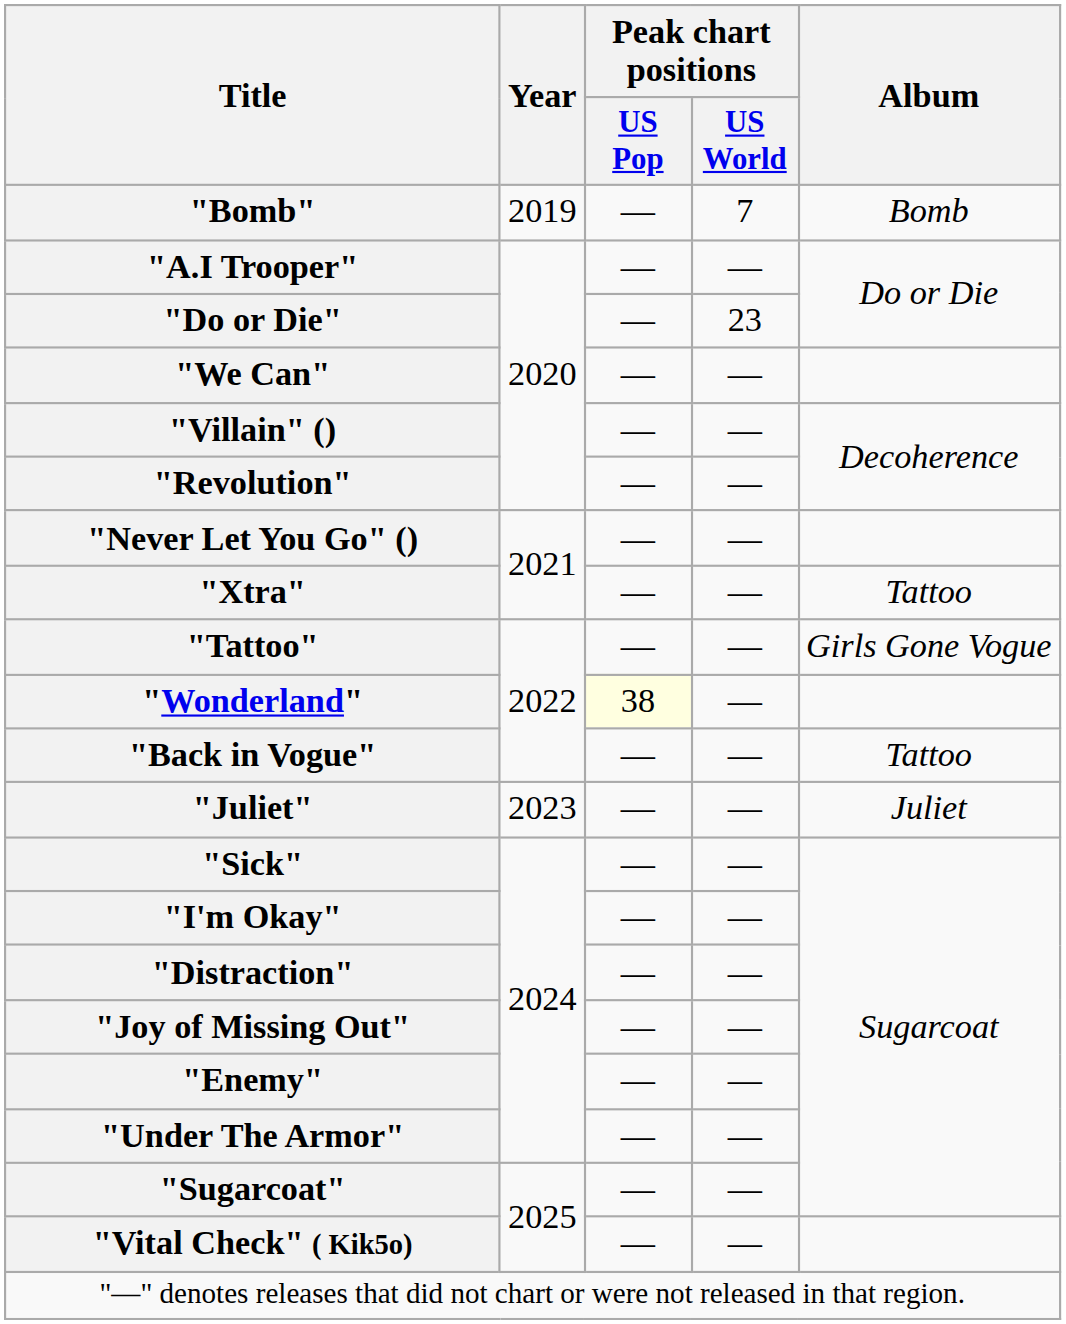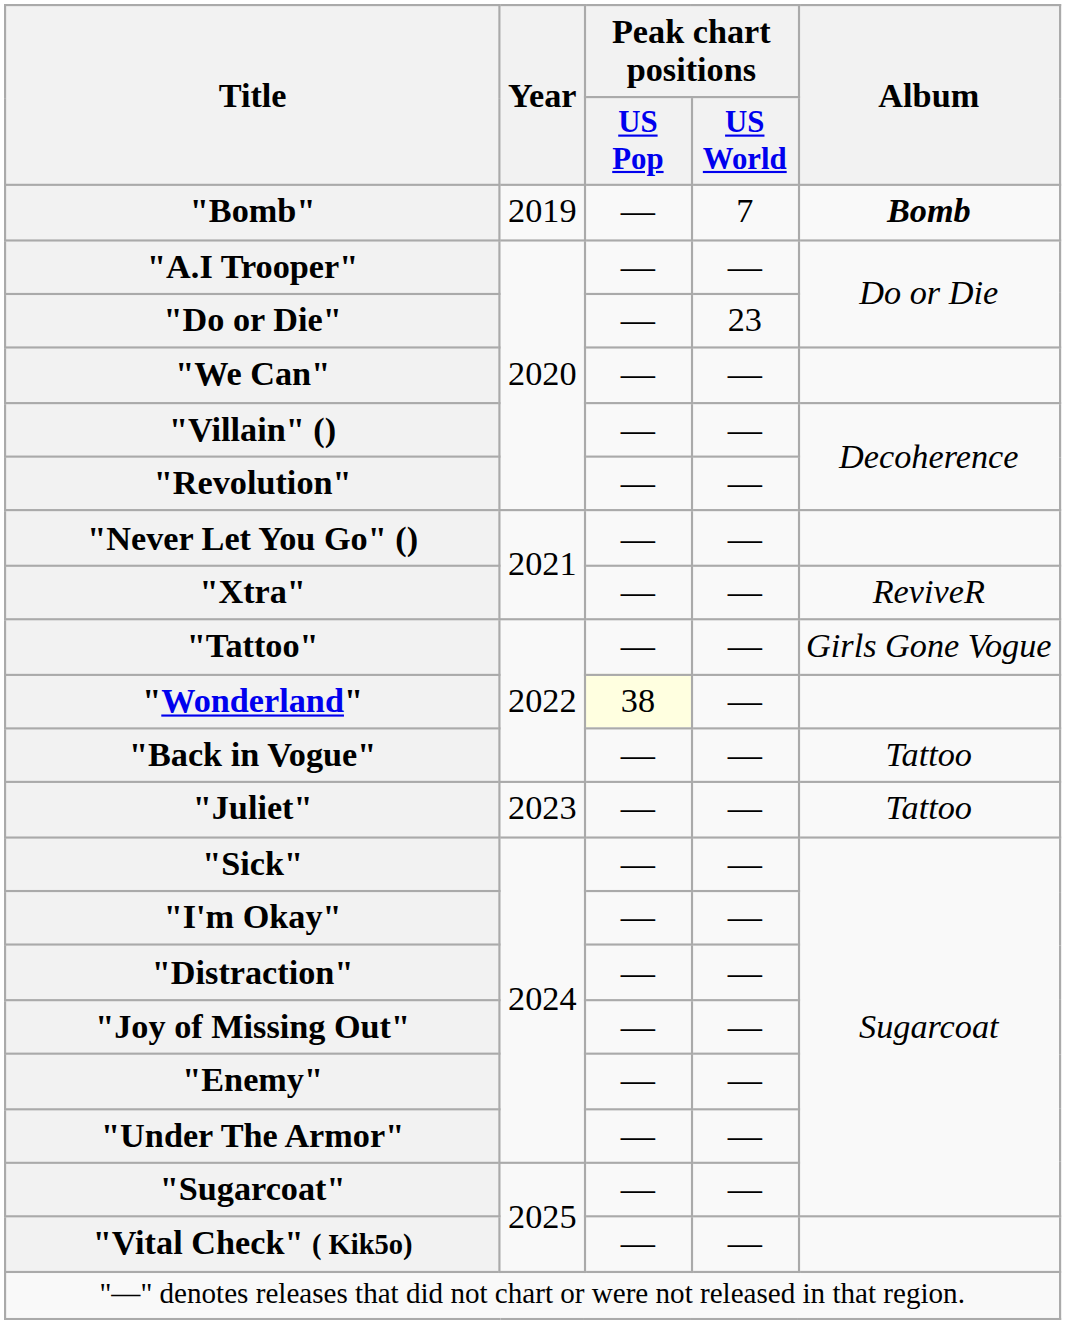(929, 211) normal -> (929, 211) bold
(929, 591) Tattoo -> (929, 591) ReviveR
(929, 809) Juliet -> (929, 809) Tattoo
